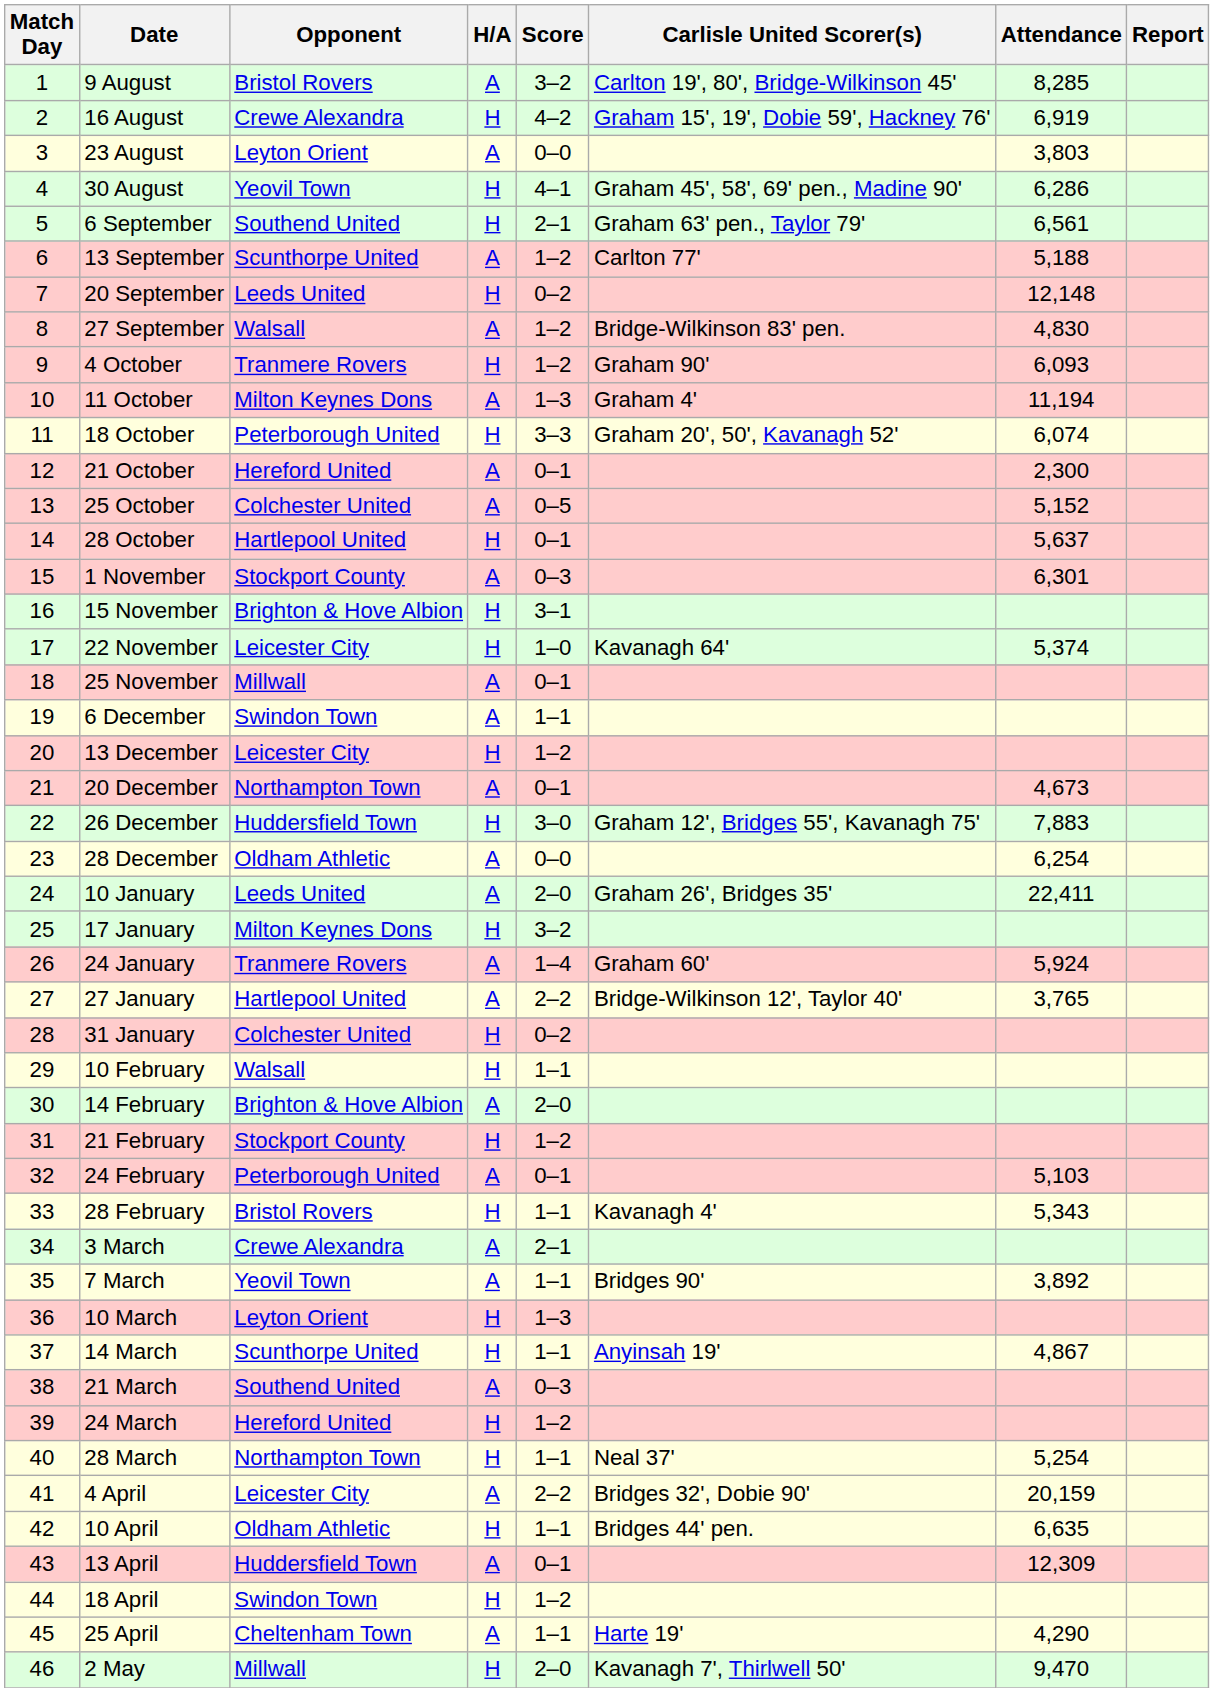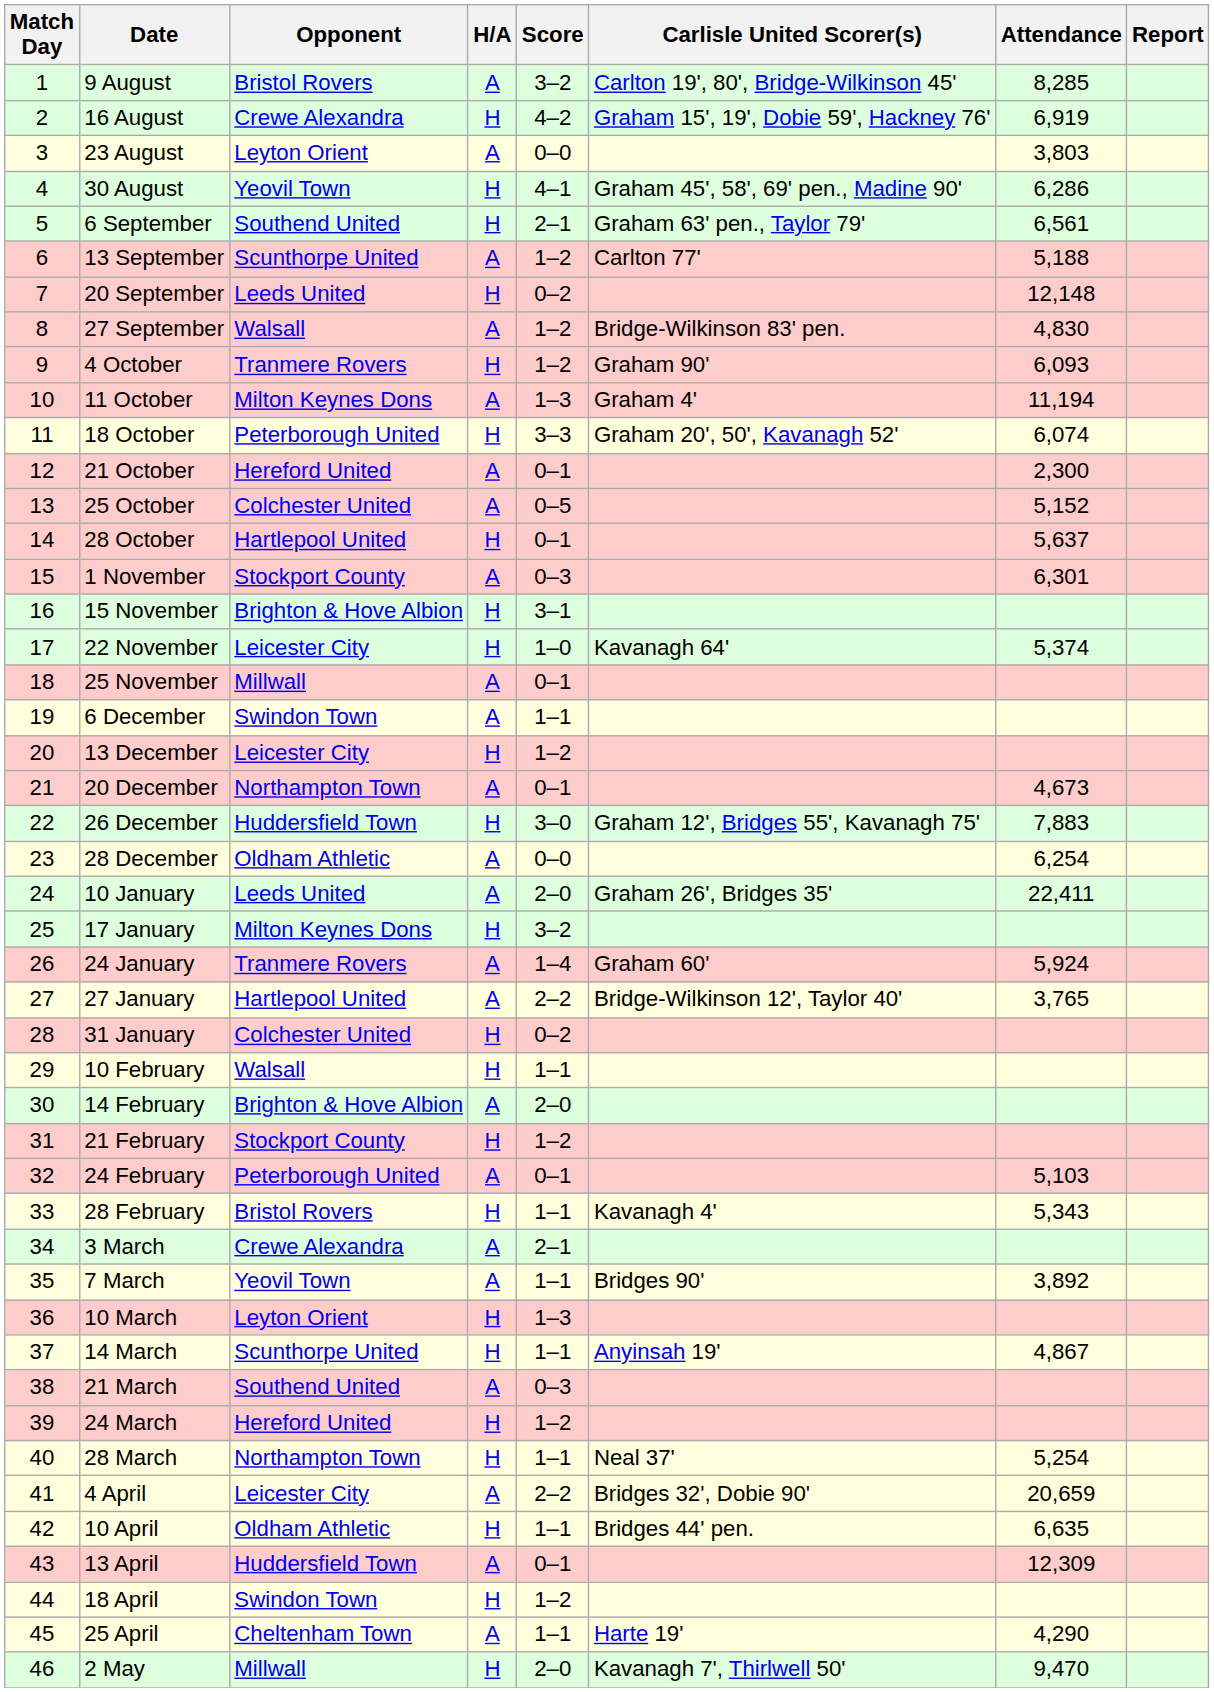(1061, 1493) 20,159 -> (1061, 1493) 20,659
